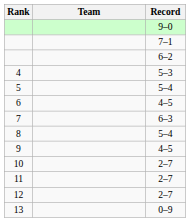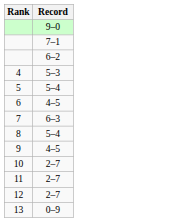- column: (89, 12)
